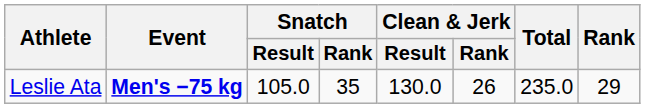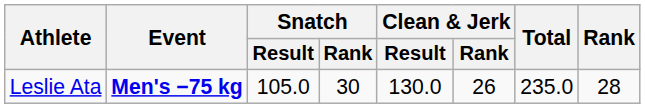(348, 87) 35 -> (348, 87) 30
(609, 87) 29 -> (609, 87) 28
